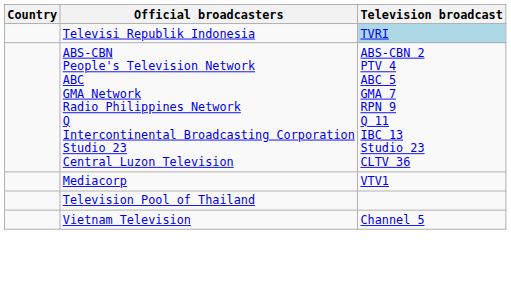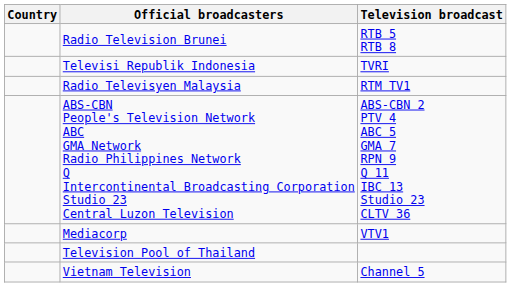+ row: (145, 40)
(375, 33) lightblue background -> (375, 66) no background
+ row: (152, 86)
